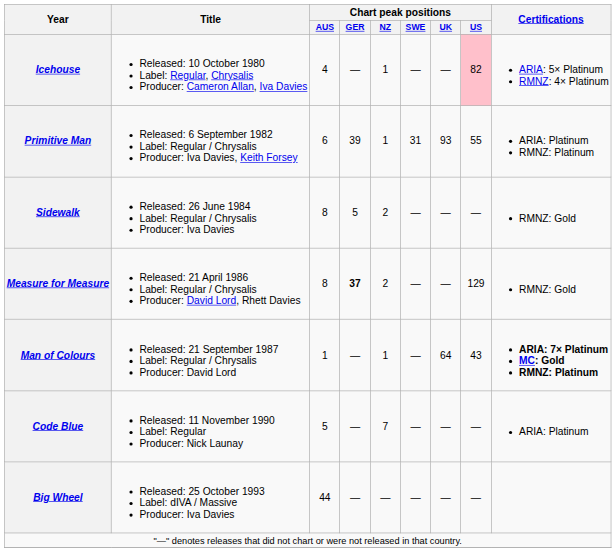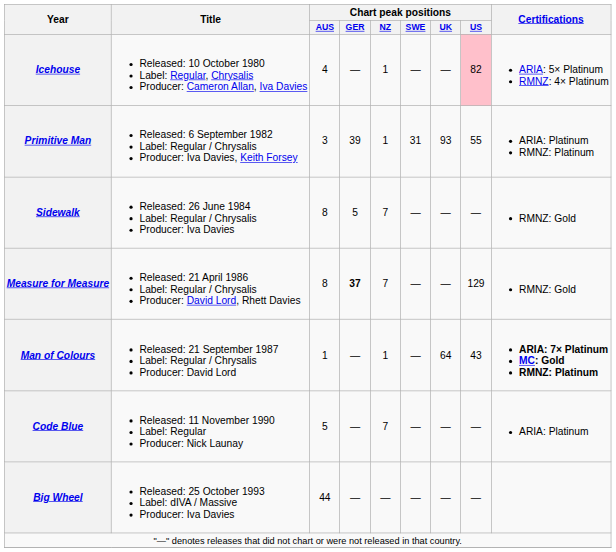(325, 141) 6 -> (325, 141) 3
(385, 212) 2 -> (385, 212) 7
(385, 283) 2 -> (385, 283) 7
